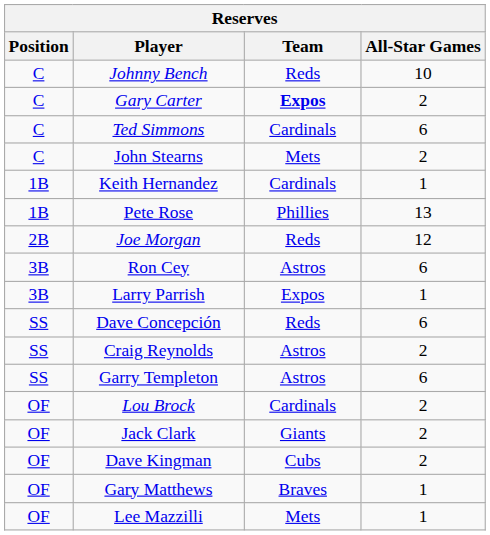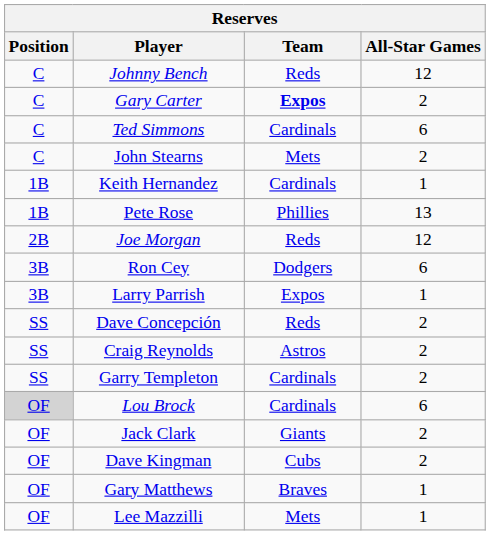(423, 73) 10 -> (423, 73) 12
(303, 267) Astros -> (303, 267) Dodgers
(423, 322) 6 -> (423, 322) 2
(303, 377) Astros -> (303, 377) Cardinals
(423, 377) 6 -> (423, 377) 2
(39, 405) no background -> (39, 405) lightgrey background
(423, 405) 2 -> (423, 405) 6
